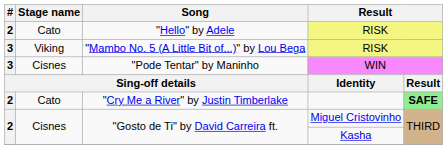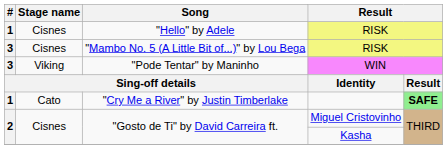(10, 30) 2 -> (10, 30) 1
(49, 30) Cato -> (49, 30) Cisnes
(49, 48) Viking -> (49, 48) Cisnes
(49, 65) Cisnes -> (49, 65) Viking
(10, 100) 2 -> (10, 100) 1
